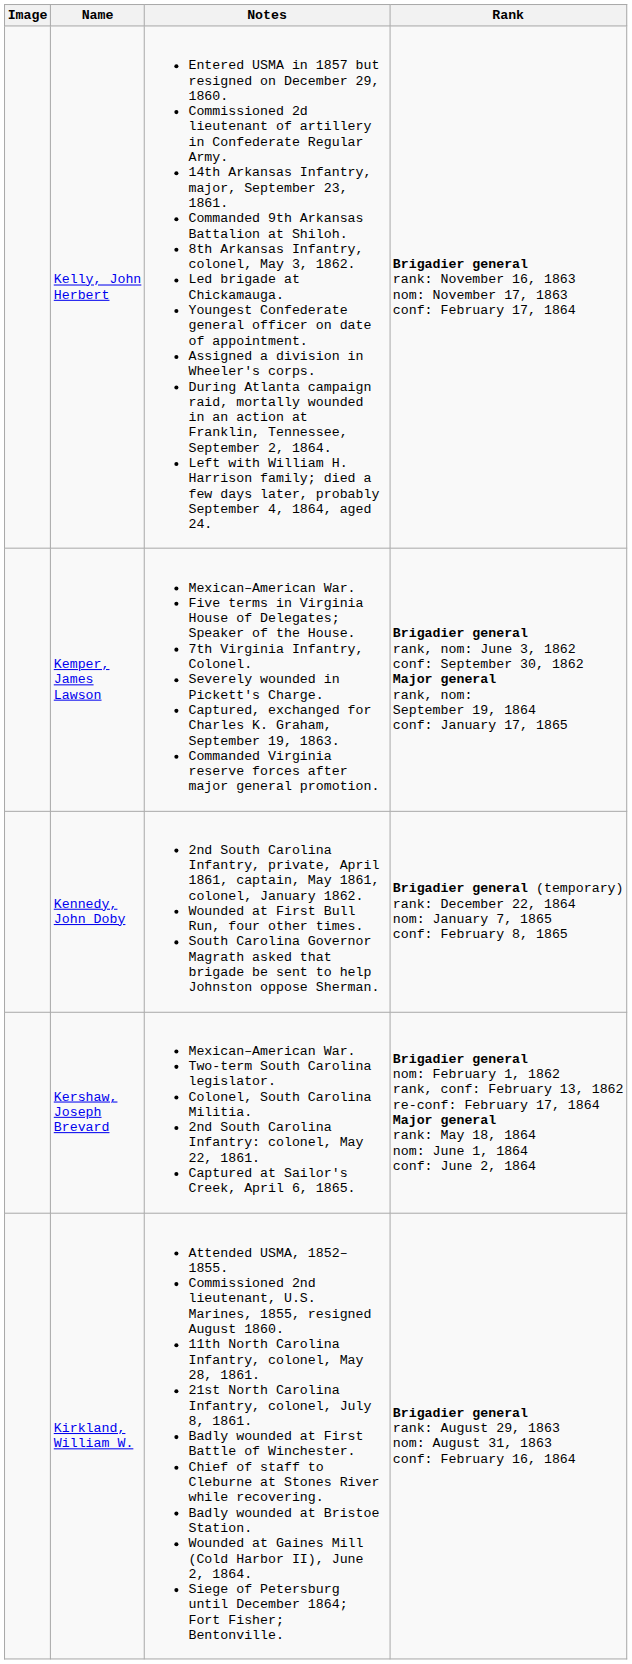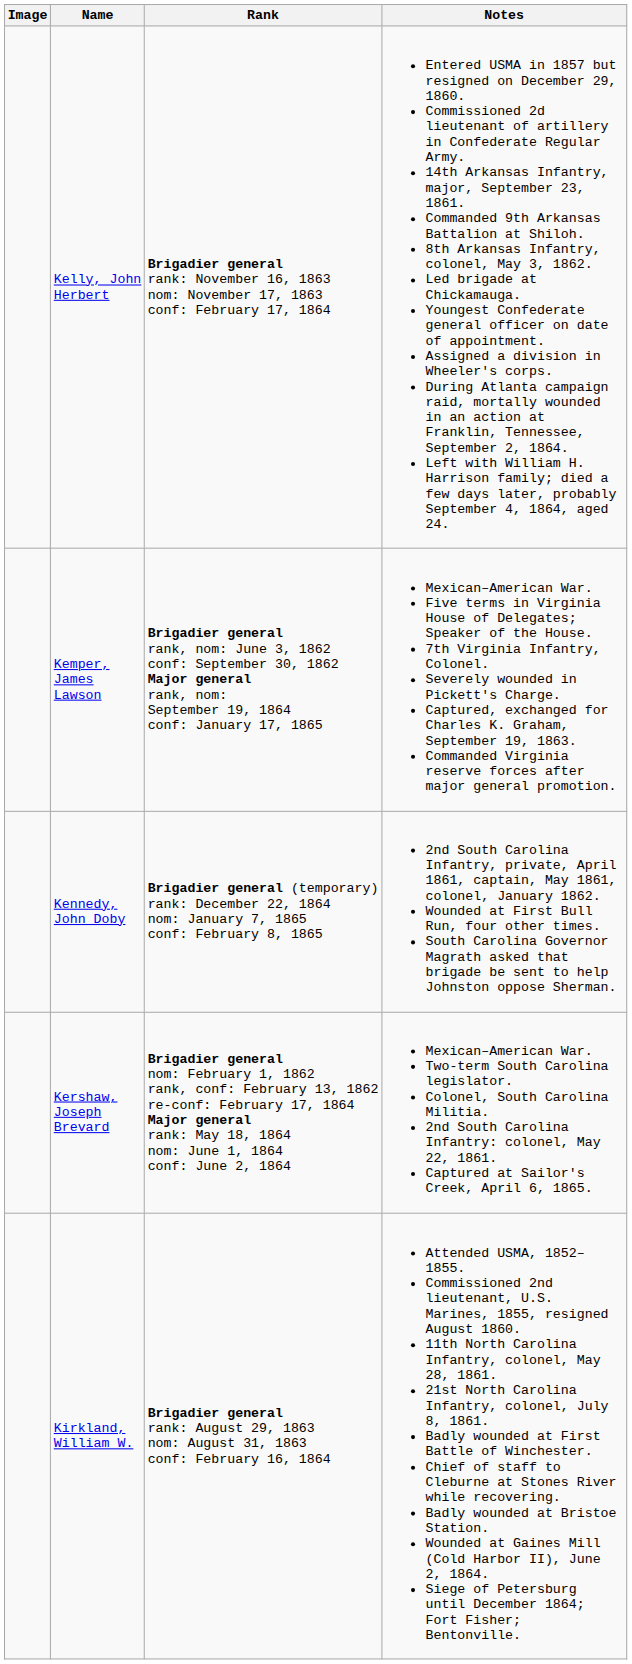columns swapped: (508, 15) <-> (267, 15)
